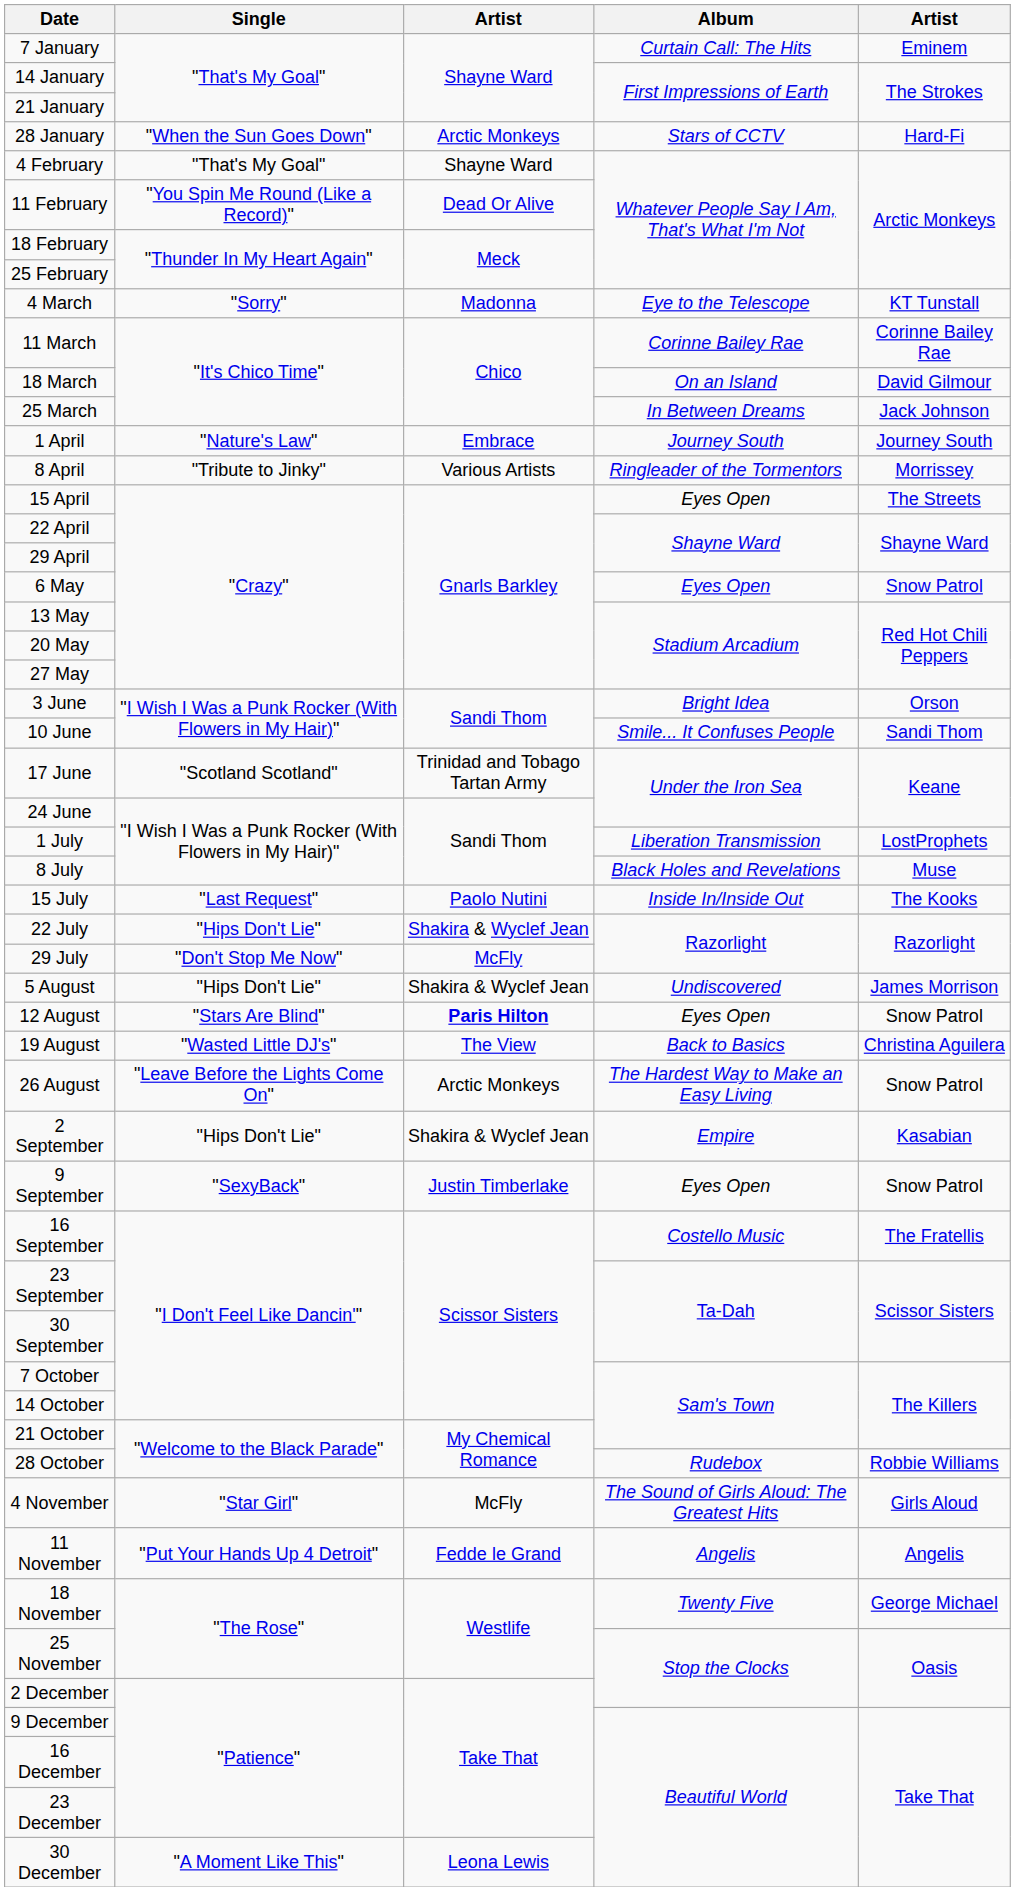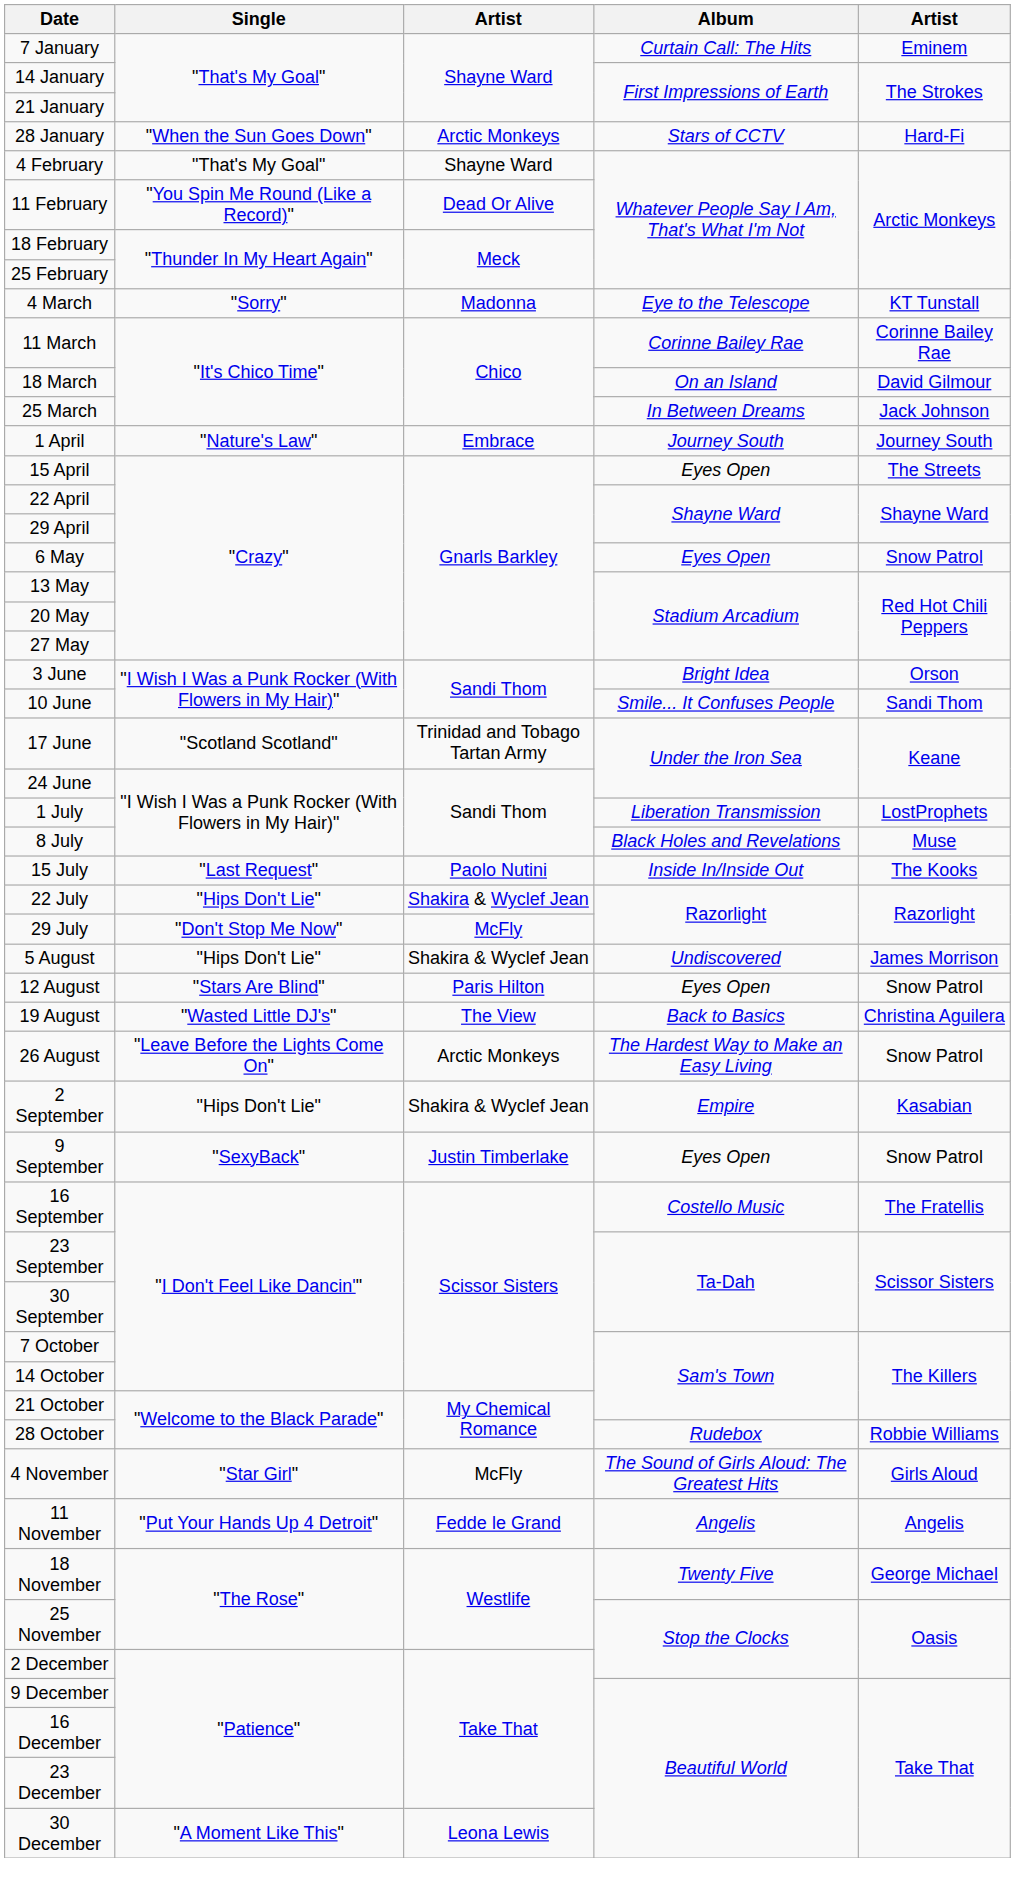- row: (59, 469)
(498, 1016) bold -> (498, 987) normal
